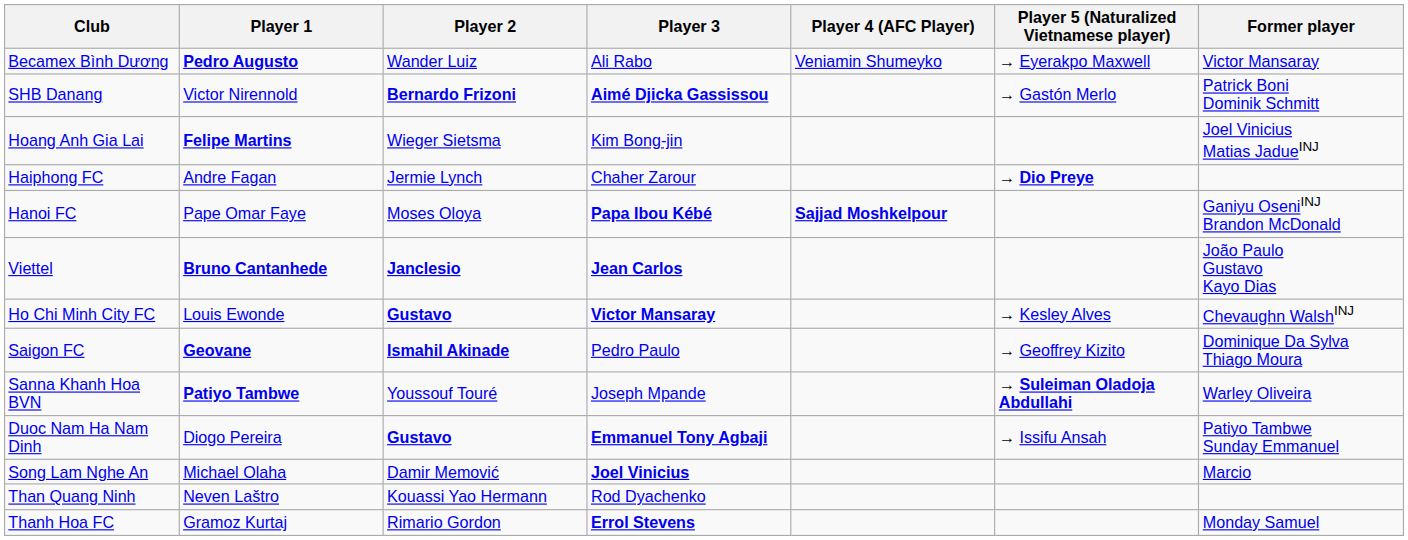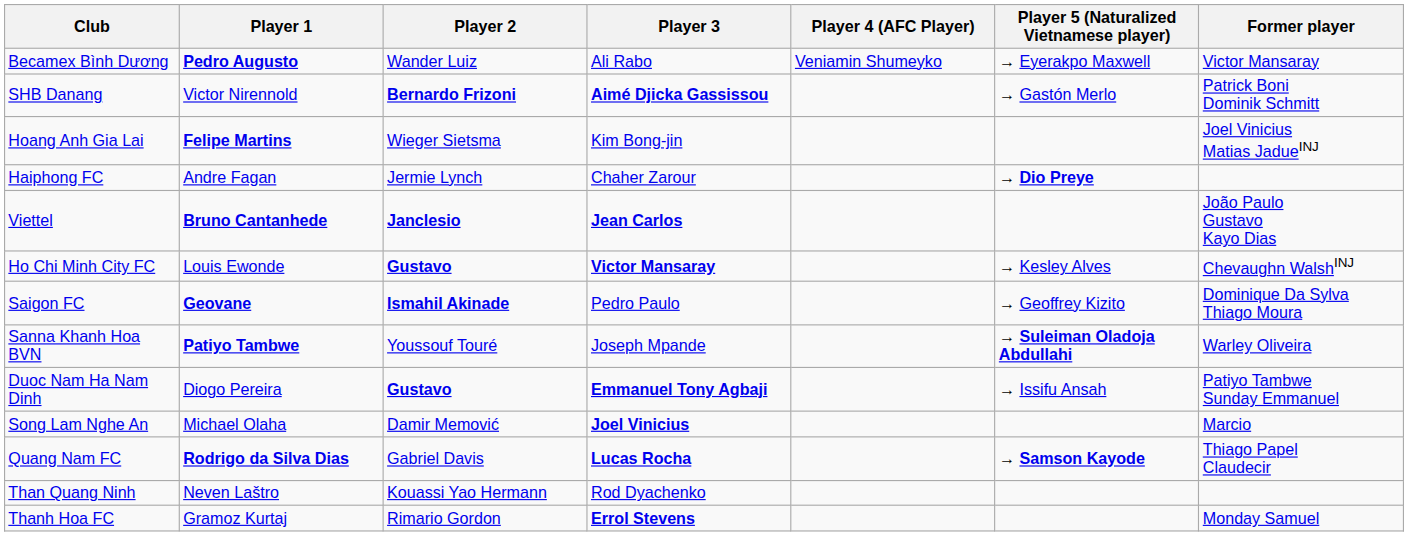- row: (42, 214)
+ row: (65, 459)
